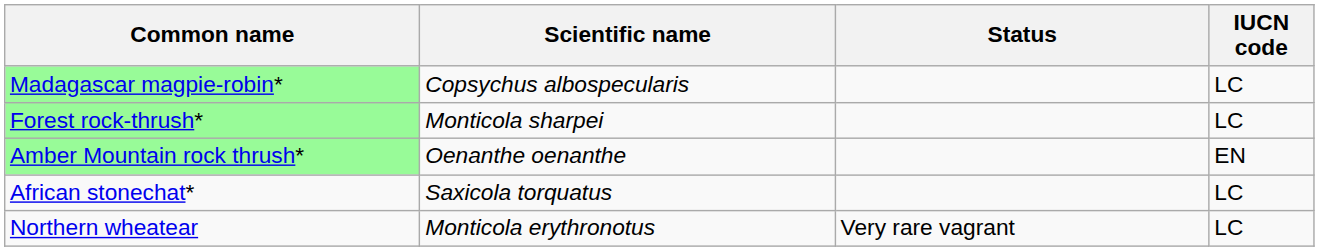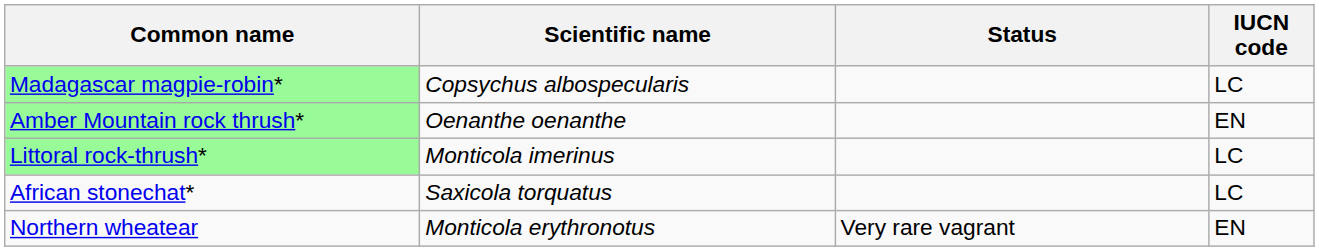- row: (107, 120)
+ row: (108, 156)
(1229, 228) LC -> (1230, 228) EN
